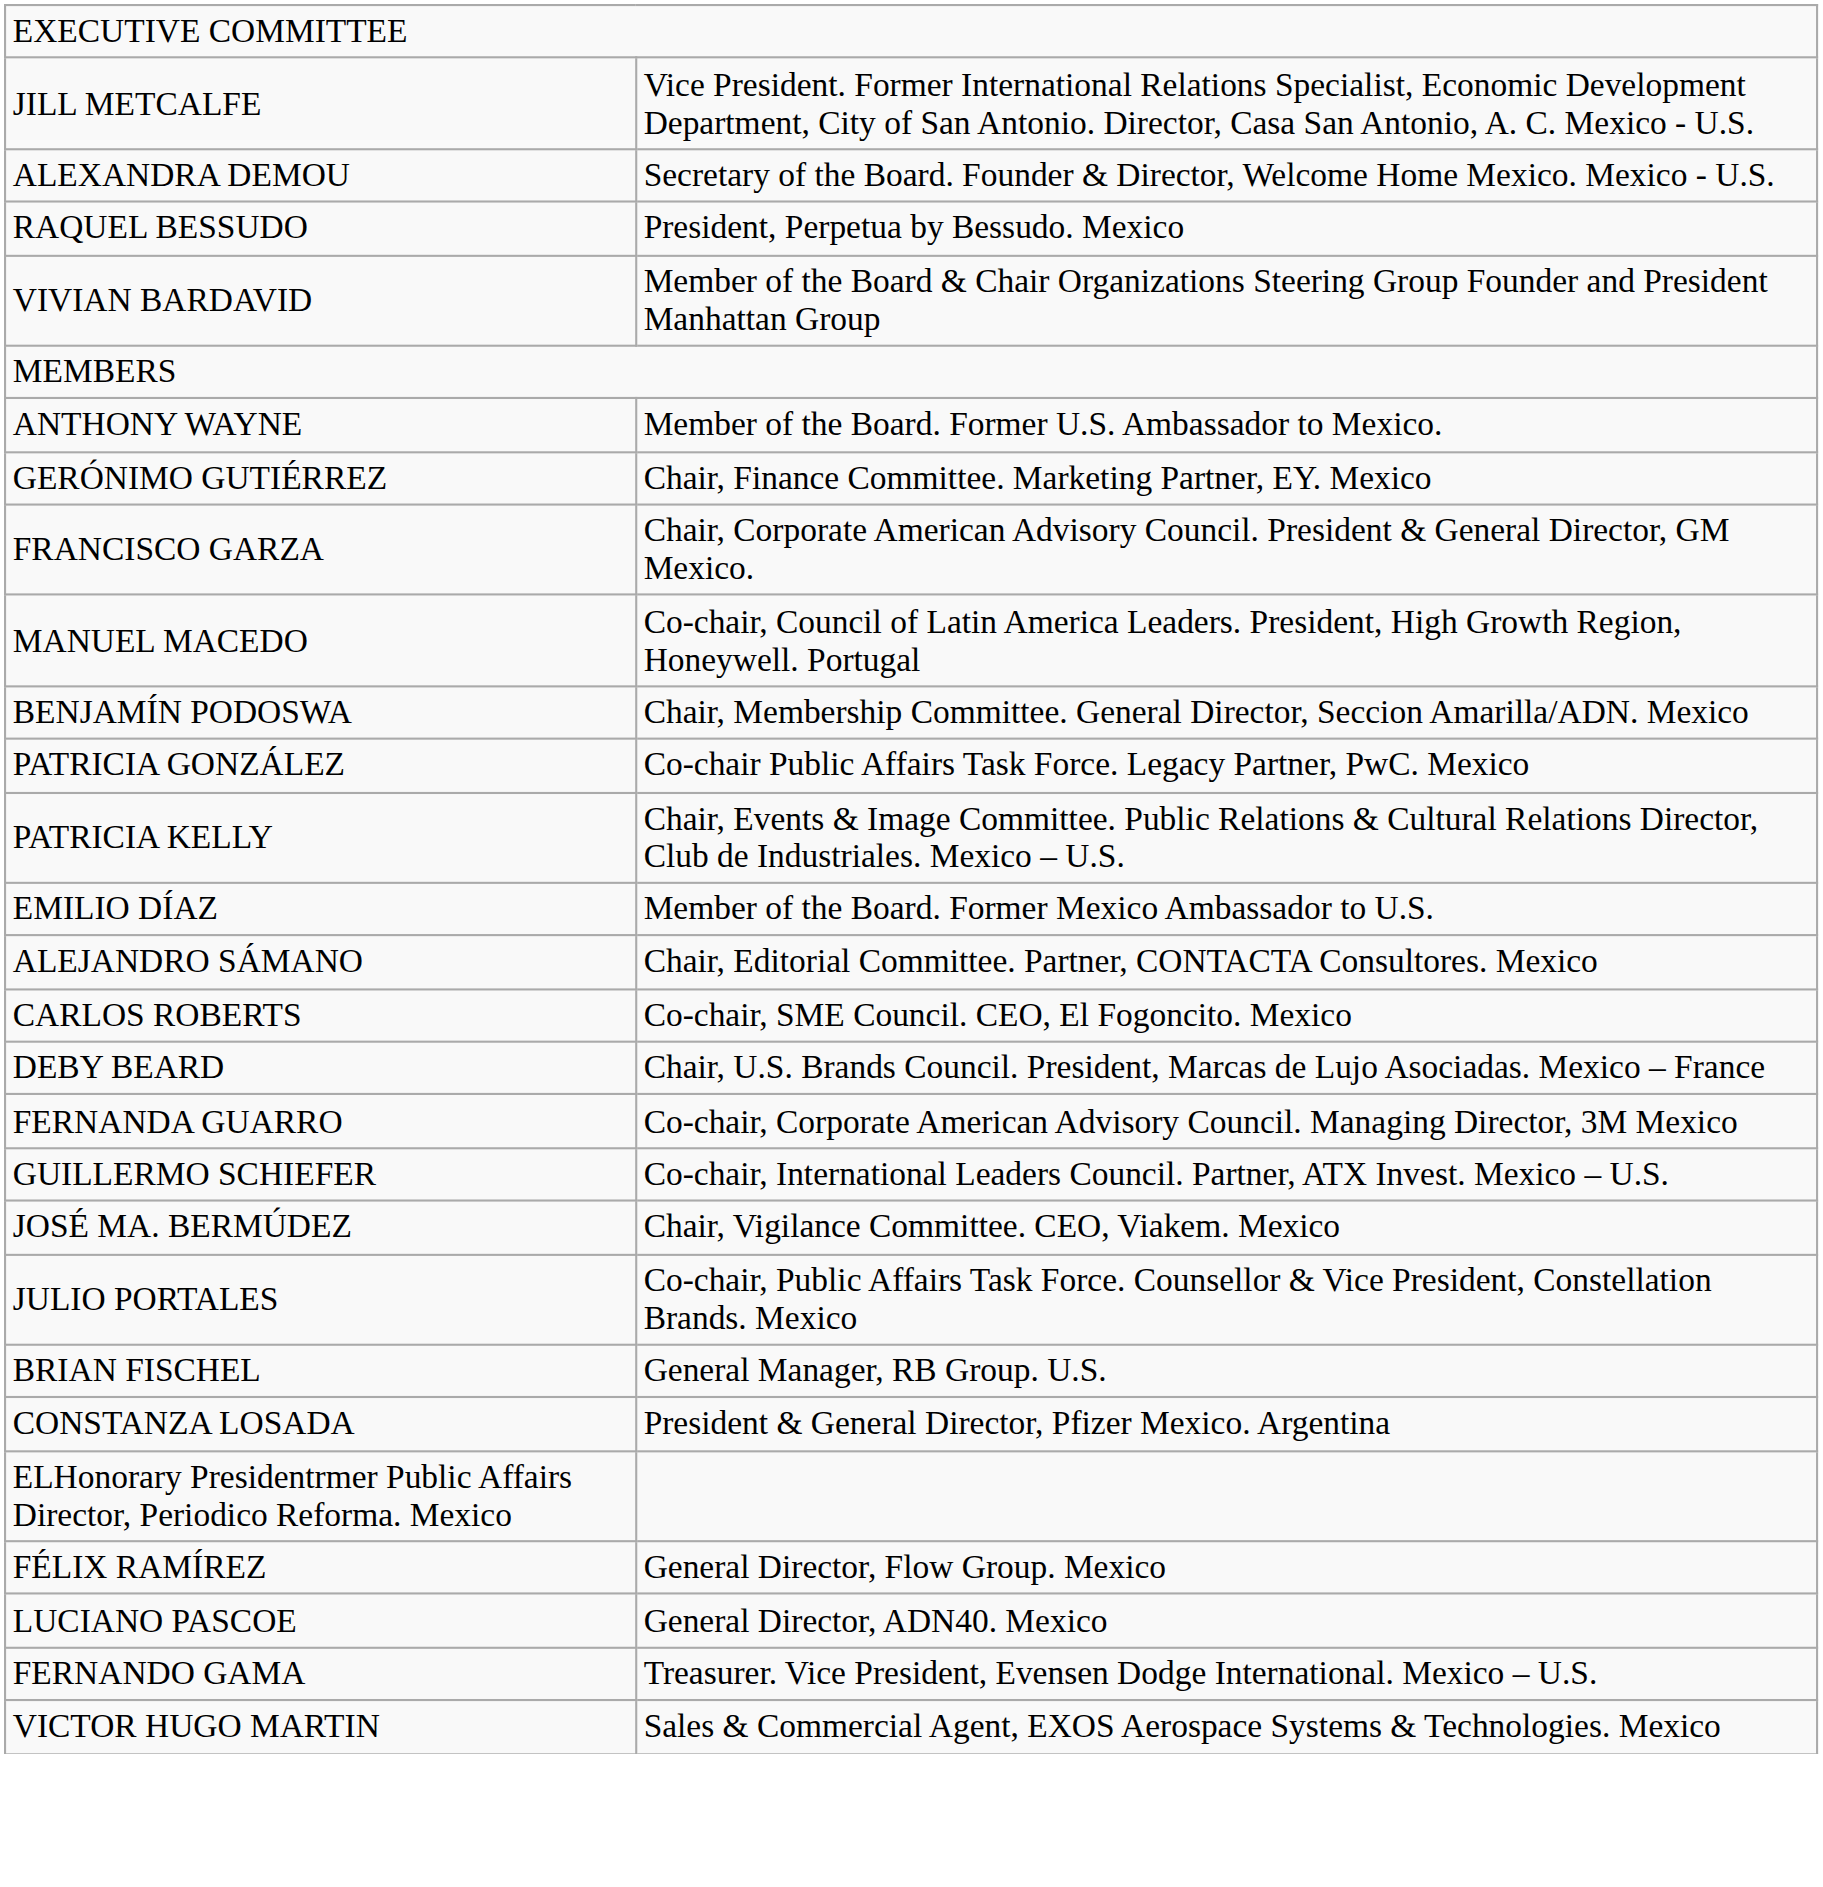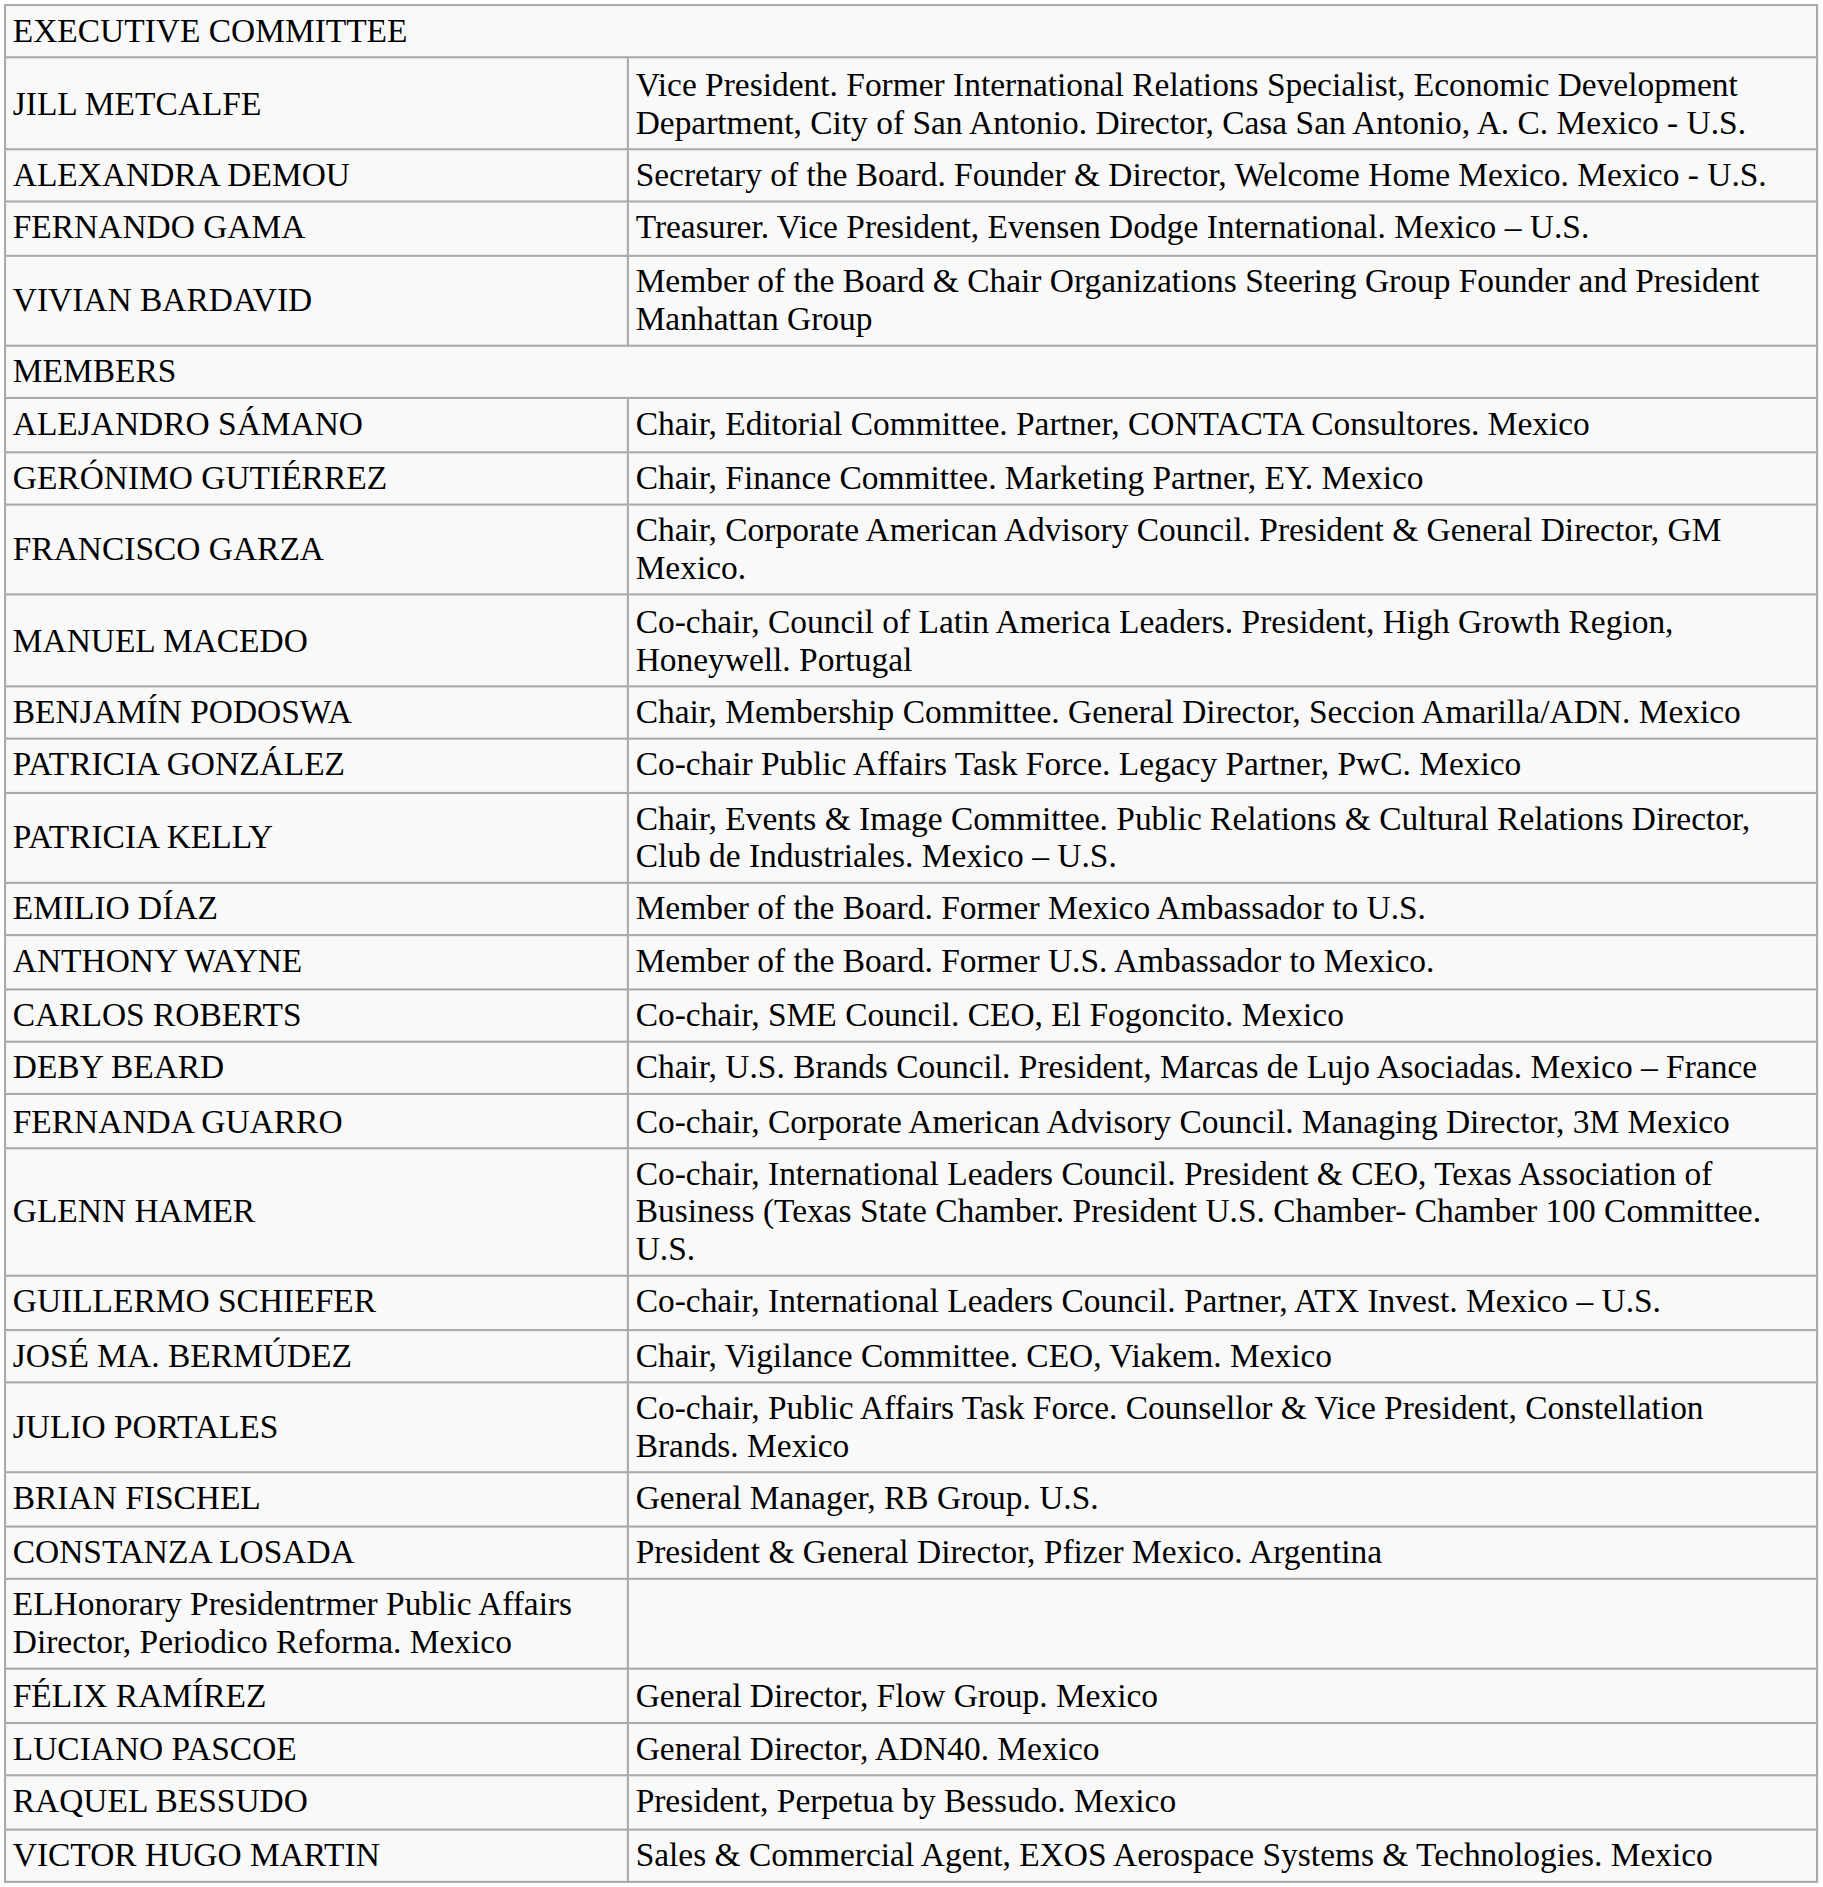rows swapped: (159, 1673) <-> (160, 227)
rows swapped: (158, 424) <-> (188, 961)
+ row: (134, 1211)
